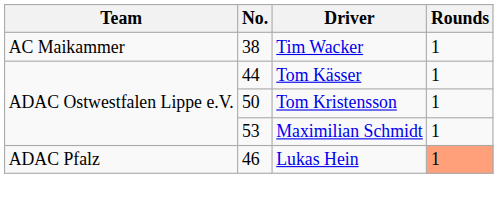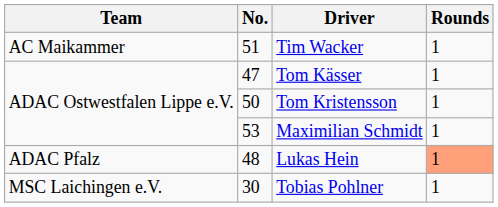(251, 46) 38 -> (251, 46) 51
(251, 74) 44 -> (251, 74) 47
(251, 159) 46 -> (251, 159) 48
+ row: (330, 187)
